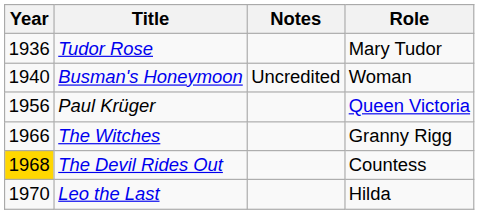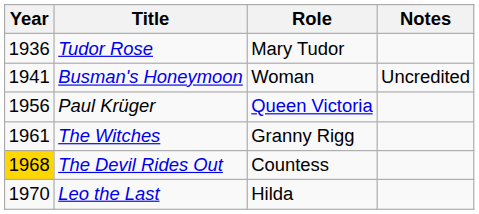columns swapped: (409, 19) <-> (296, 19)
(29, 77) 1940 -> (29, 77) 1941
(29, 135) 1966 -> (29, 135) 1961
